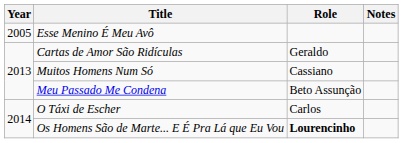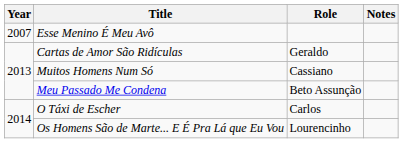(19, 33) 2005 -> (19, 33) 2007
(322, 128) bold -> (320, 128) normal
